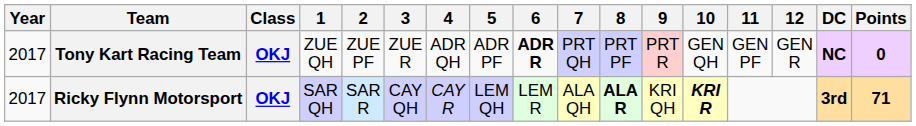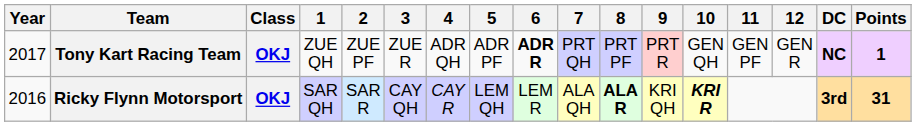(881, 53) 0 -> (881, 53) 1
(27, 99) 2017 -> (27, 99) 2016
(881, 99) 71 -> (881, 99) 31
